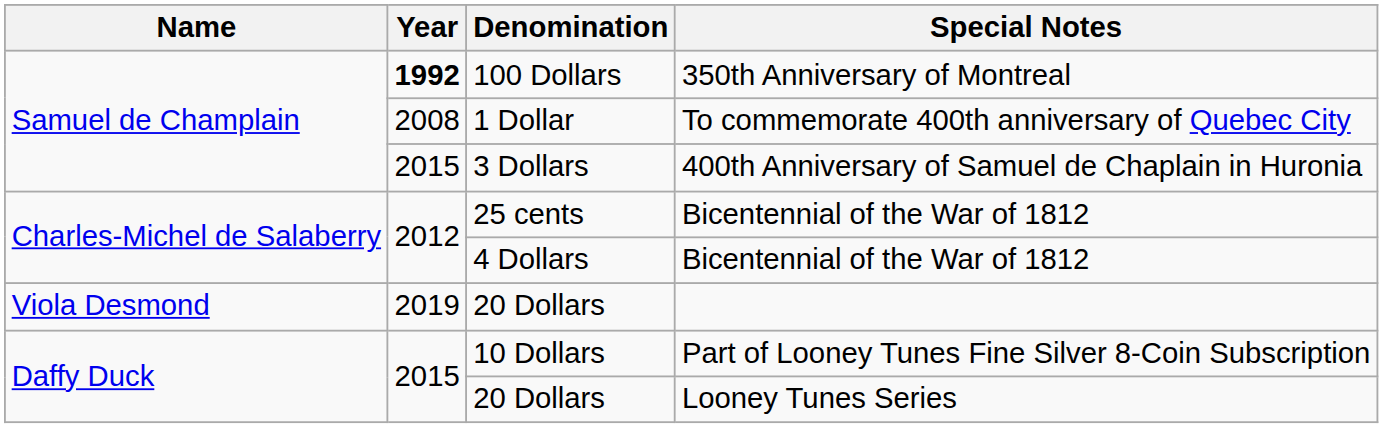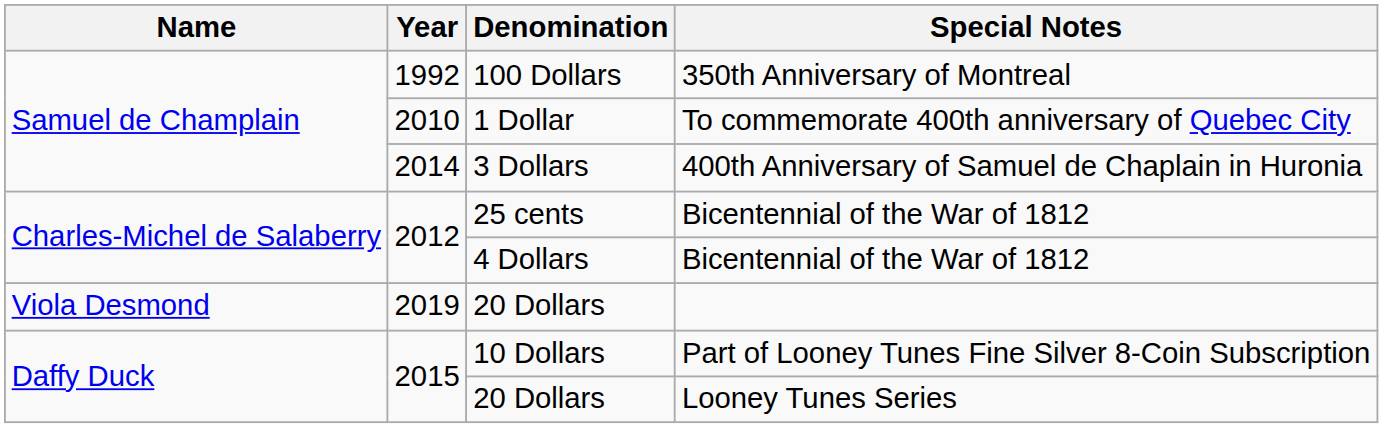(427, 74) bold -> (427, 74) normal
(427, 120) 2008 -> (427, 120) 2010
(427, 167) 2015 -> (427, 167) 2014
